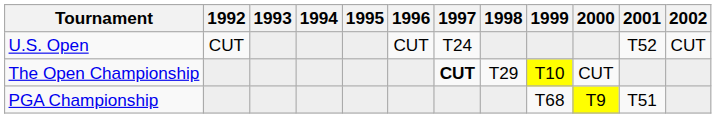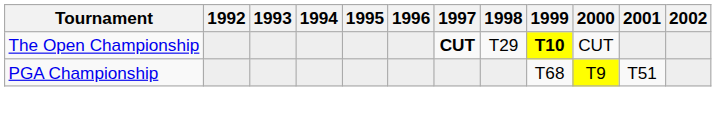- row: (49, 46)
(550, 73) normal -> (550, 46) bold
